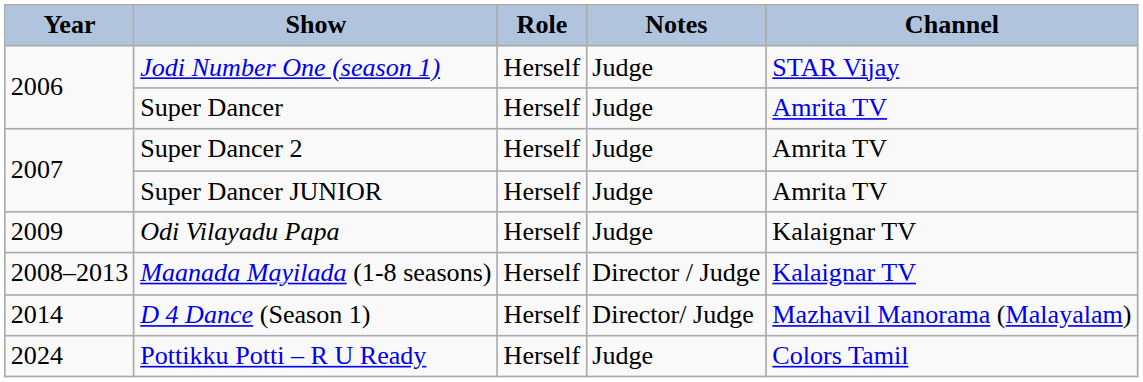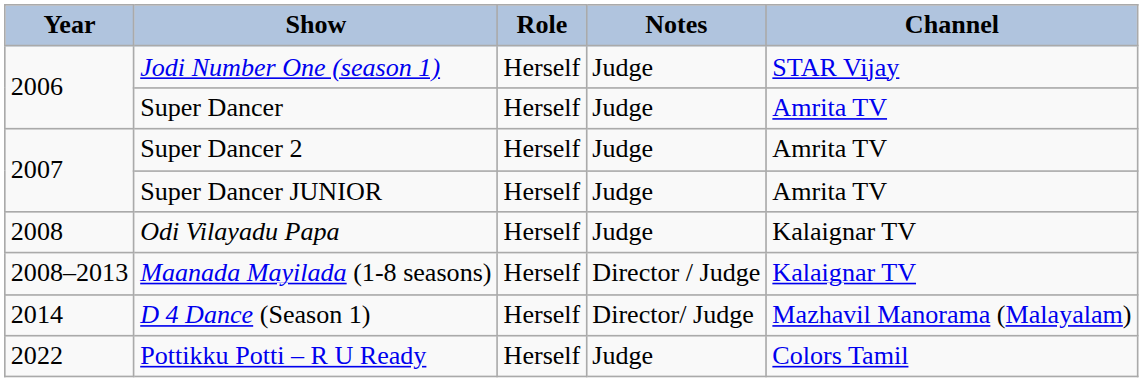(37, 231) 2009 -> (37, 231) 2008
(37, 356) 2024 -> (37, 356) 2022
